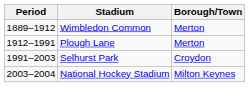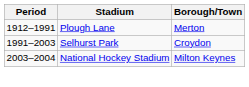- row: (105, 27)
